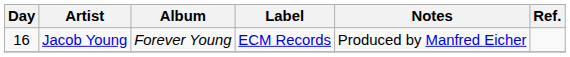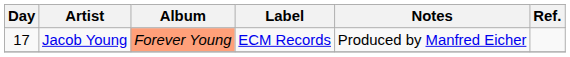(22, 39) 16 -> (22, 39) 17
(183, 39) no background -> (183, 39) lightsalmon background
